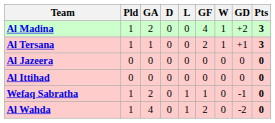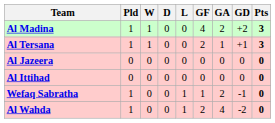columns swapped: (223, 12) <-> (151, 12)
